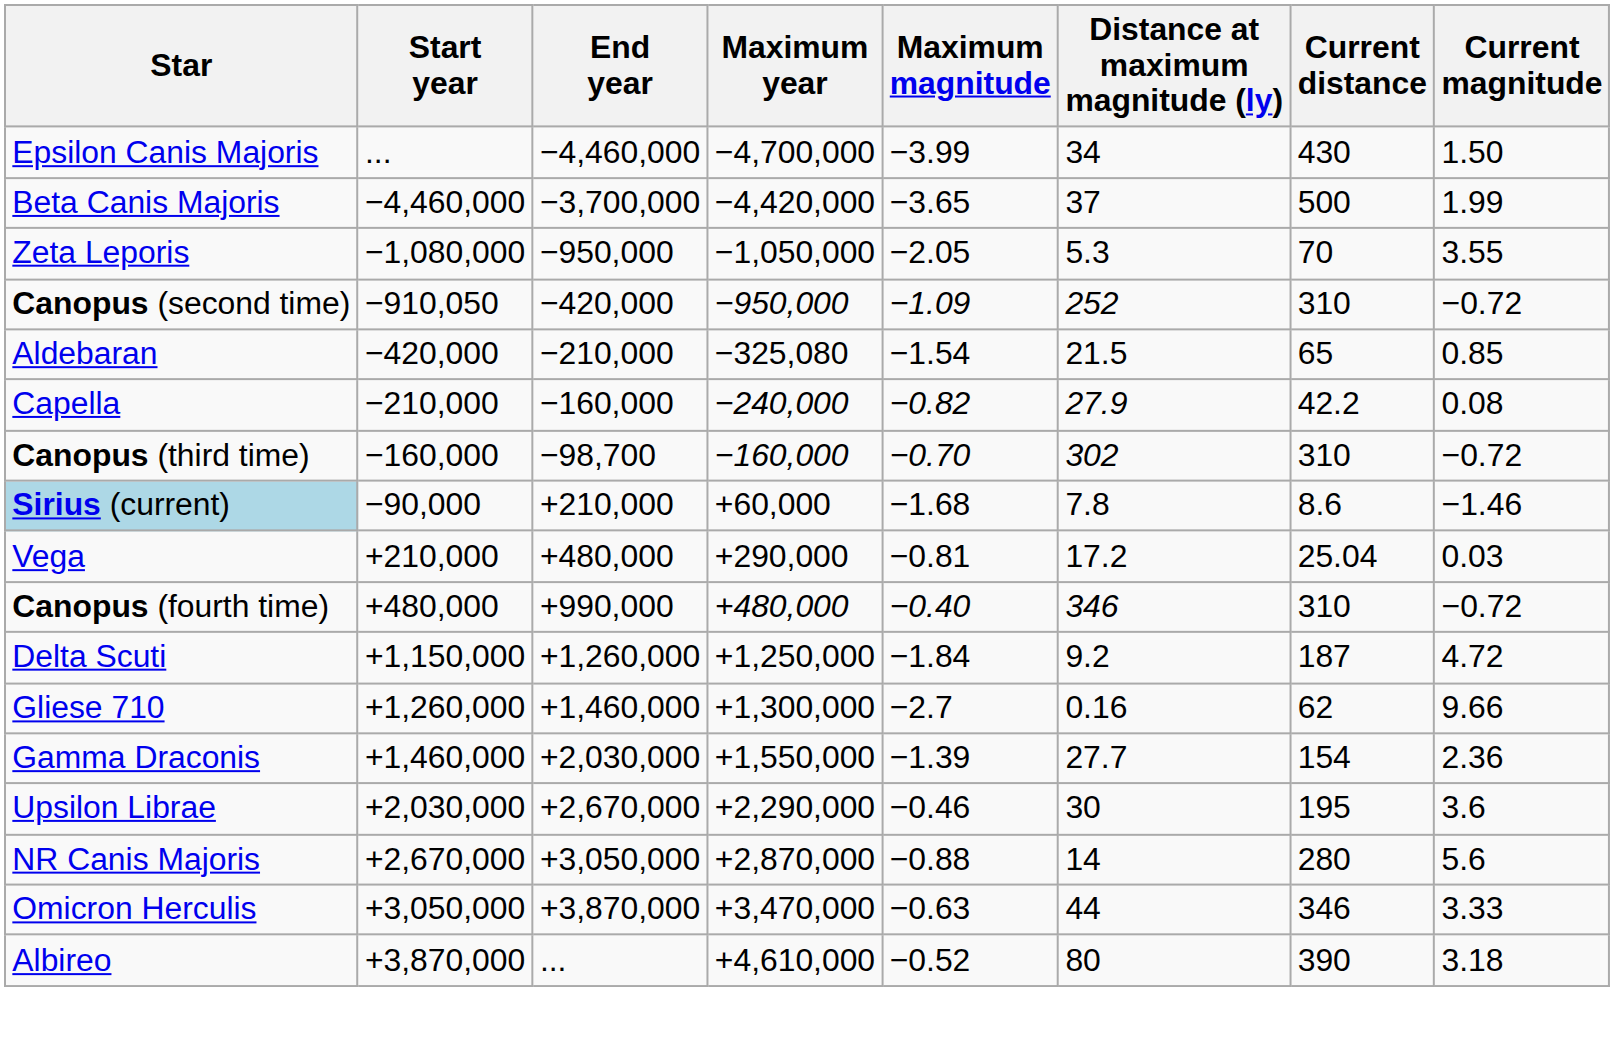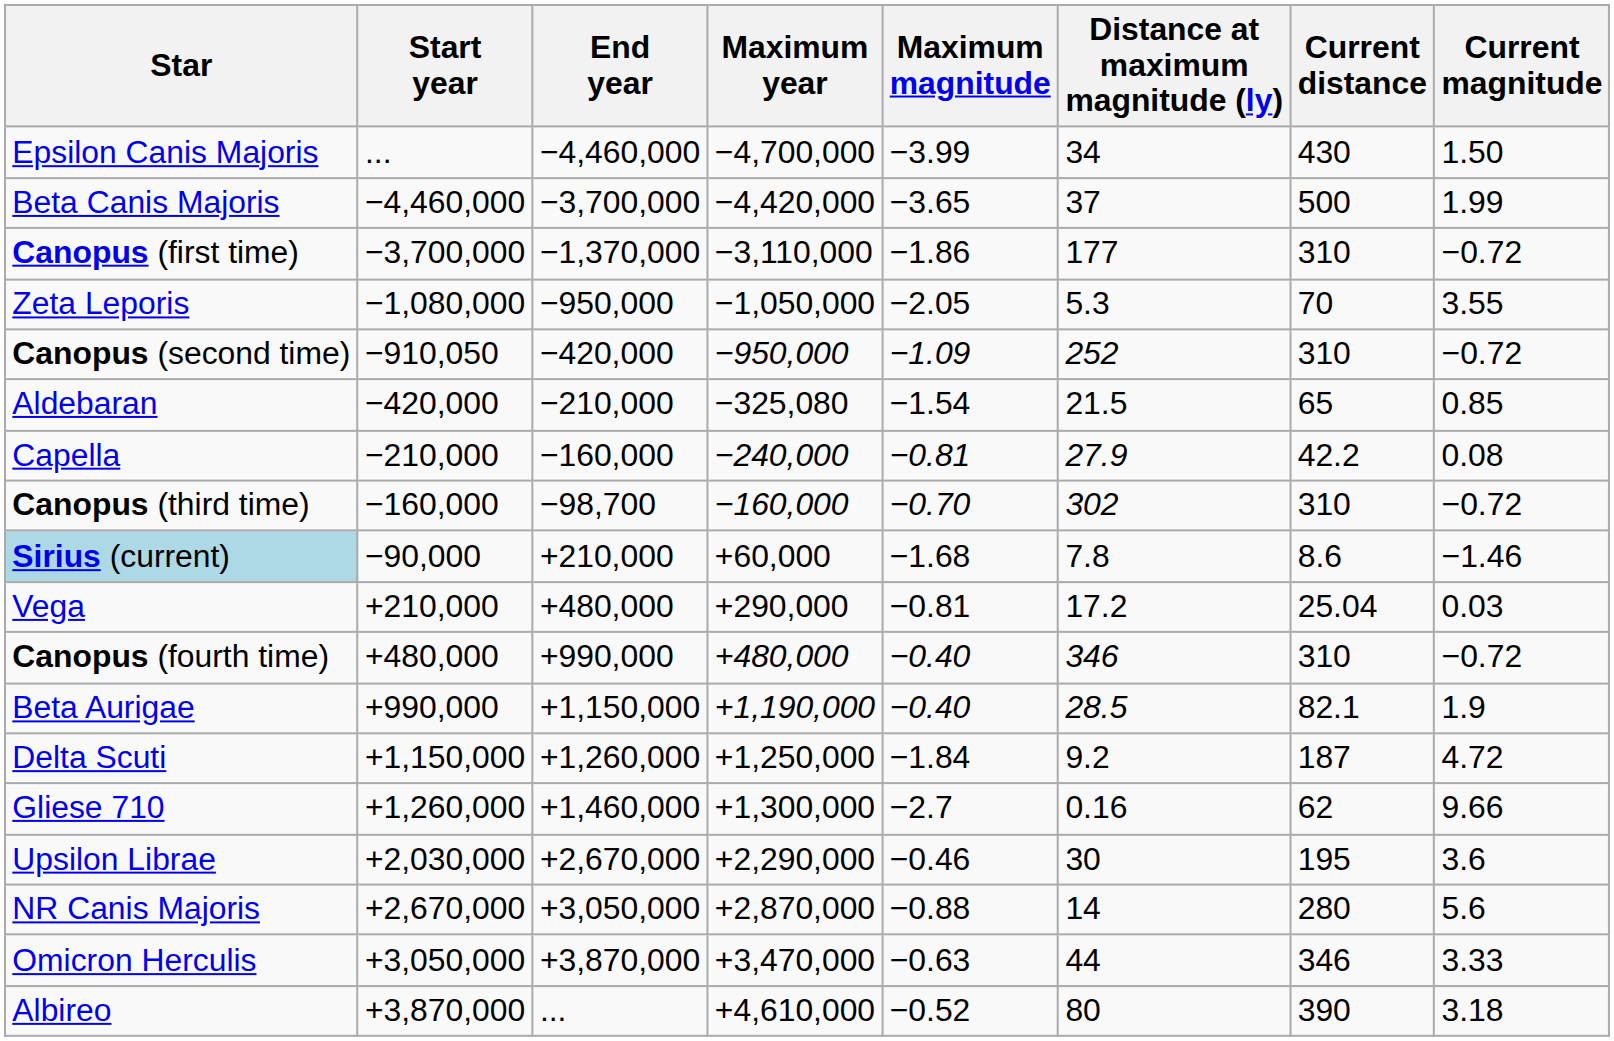+ row: (156, 252)
(930, 404) −0.82 -> (930, 454) −0.81
+ row: (103, 707)
- row: (136, 757)
